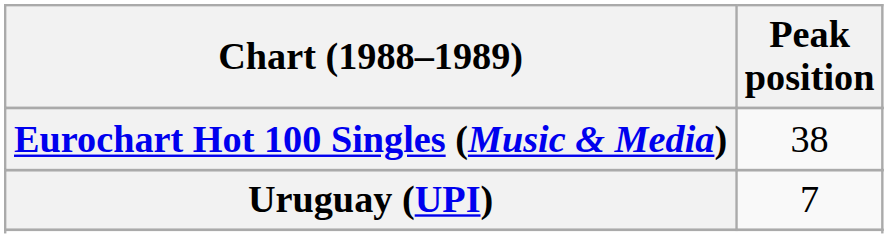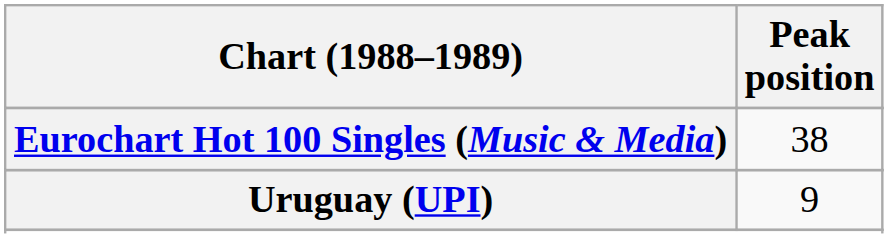(810, 199) 7 -> (810, 199) 9
